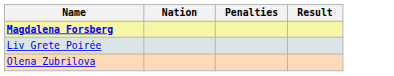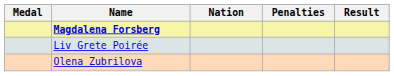+ column: (28, 12)
